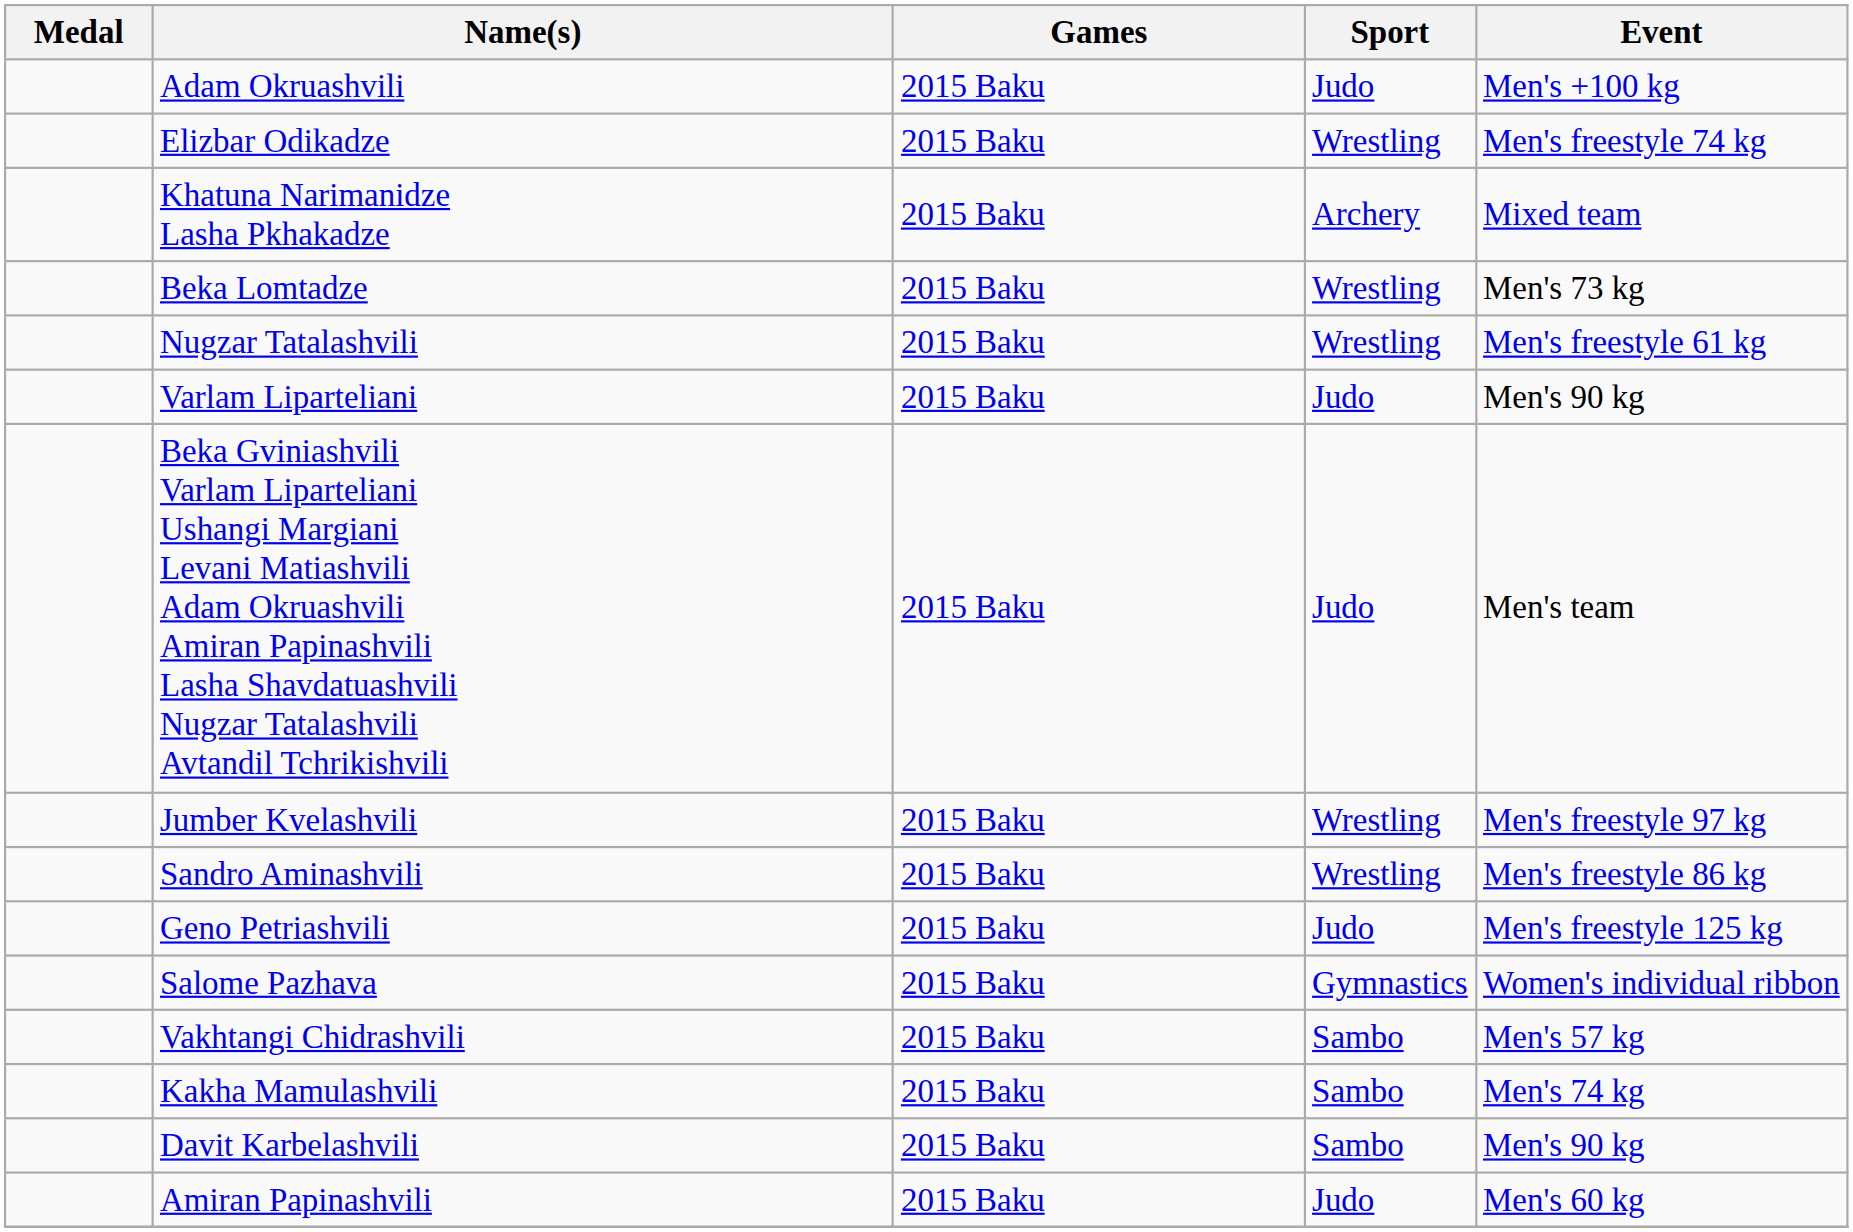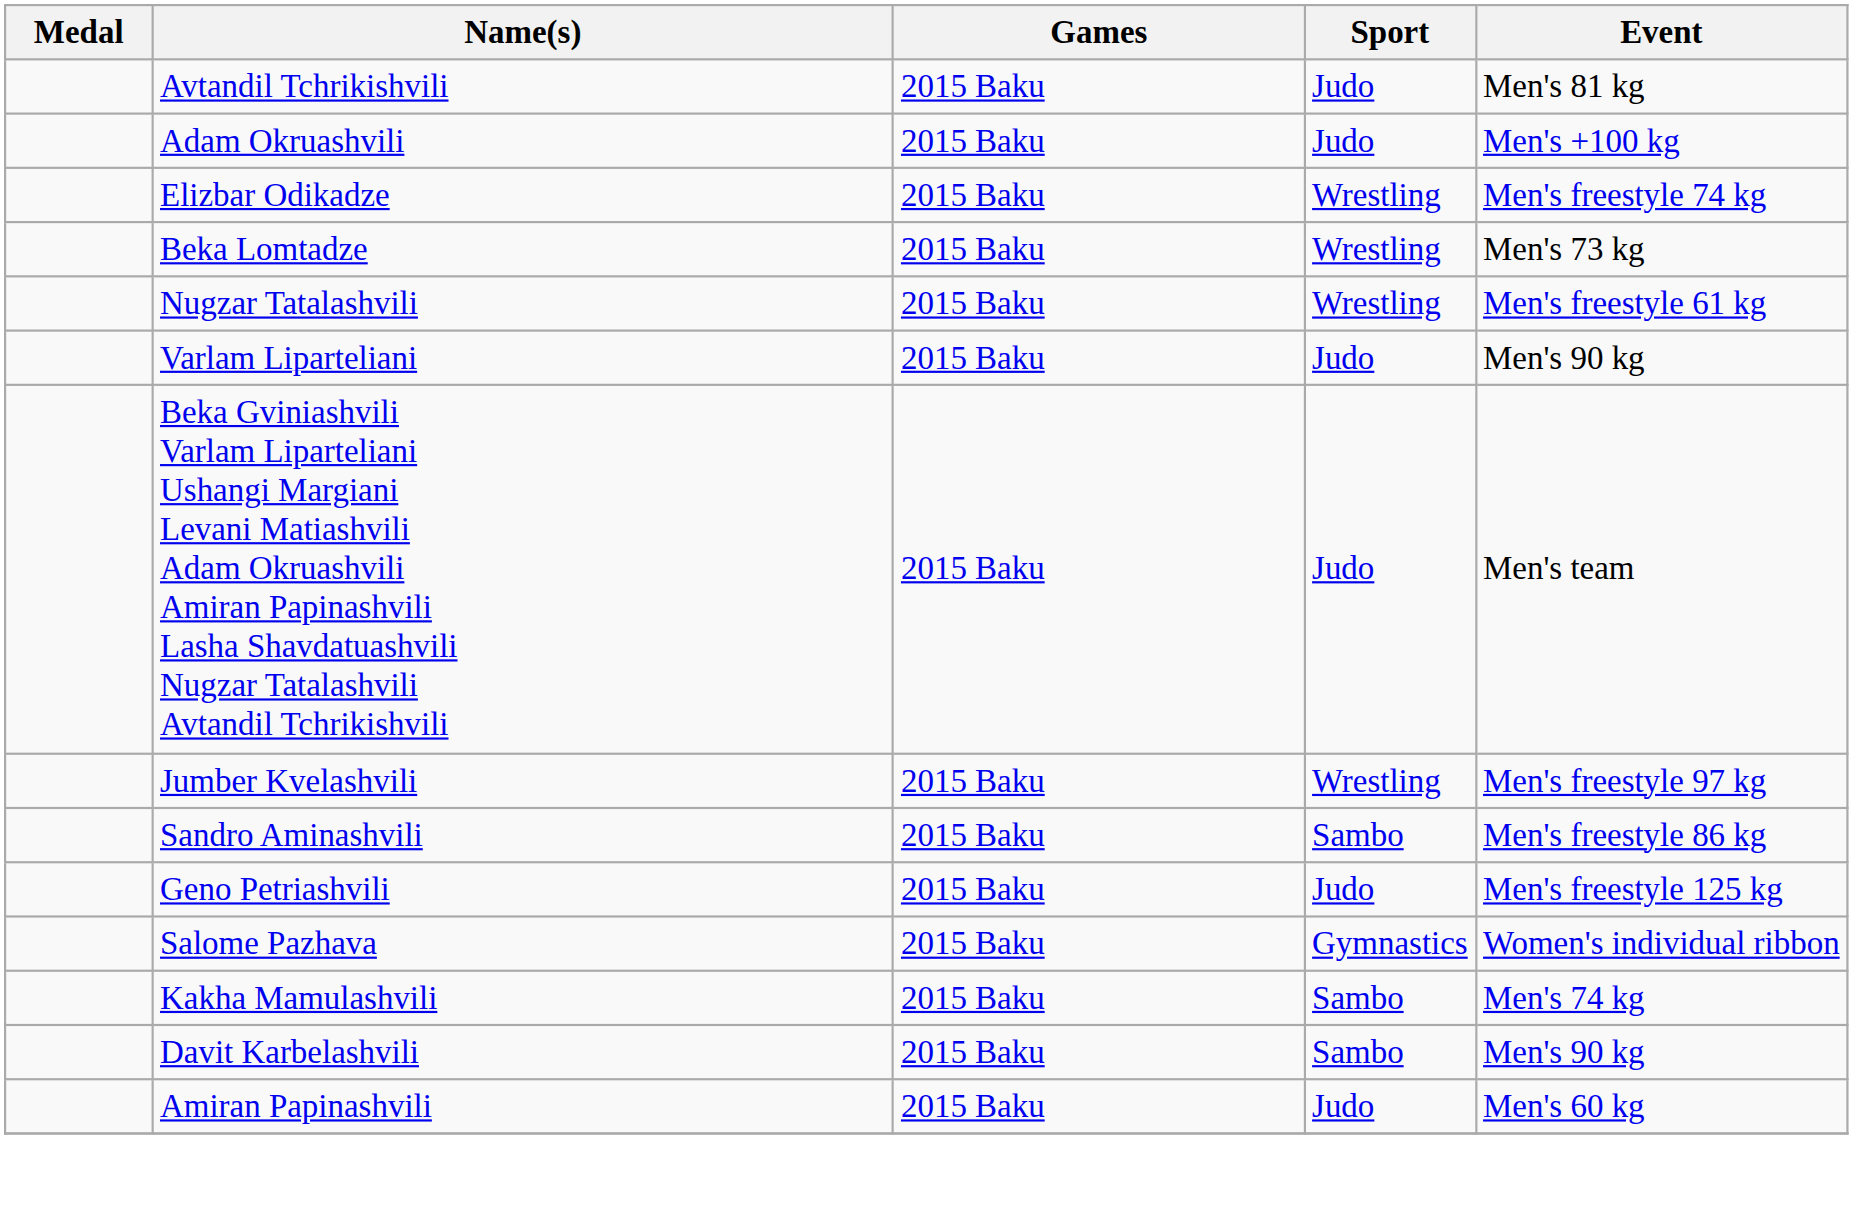+ row: (304, 86)
- row: (305, 214)
(1376, 872) Wrestling -> (1358, 833) Sambo
- row: (312, 1036)
